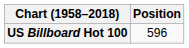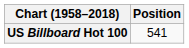(157, 33) 596 -> (157, 33) 541
